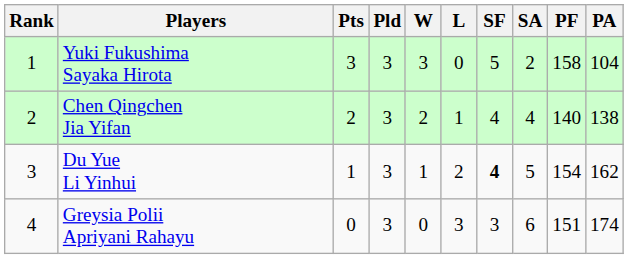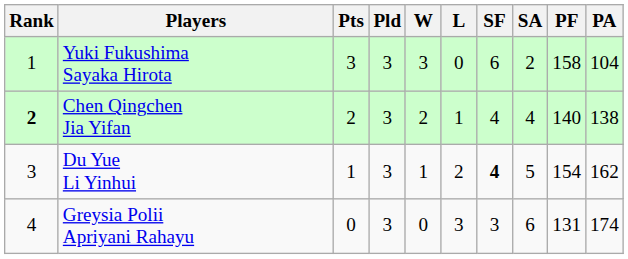(494, 63) 5 -> (494, 63) 6
(32, 117) normal -> (32, 117) bold
(567, 226) 151 -> (567, 226) 131
